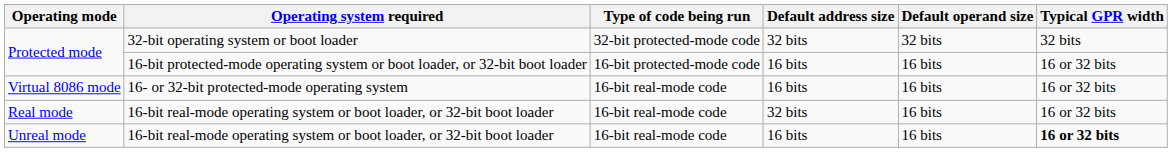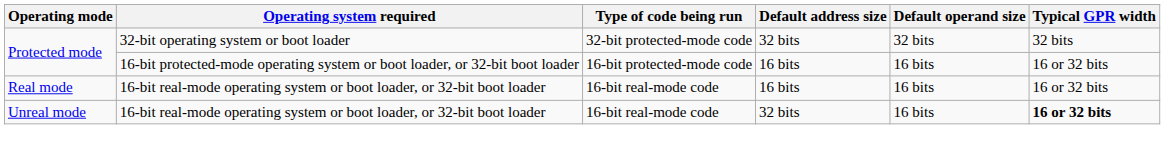- row: (64, 87)
(787, 111) 32 bits -> (779, 87) 16 bits
(787, 135) 16 bits -> (779, 111) 32 bits
